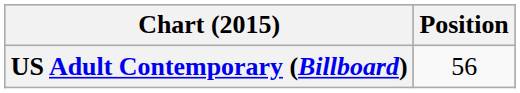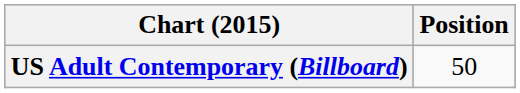(464, 66) 56 -> (464, 66) 50
